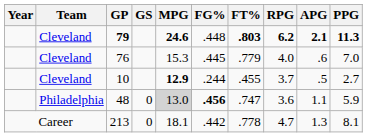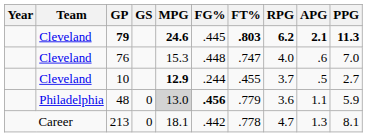(214, 36) .448 -> (214, 36) .445
(214, 57) .445 -> (214, 57) .448
(249, 57) .779 -> (249, 57) .747
(249, 100) .747 -> (249, 100) .779
